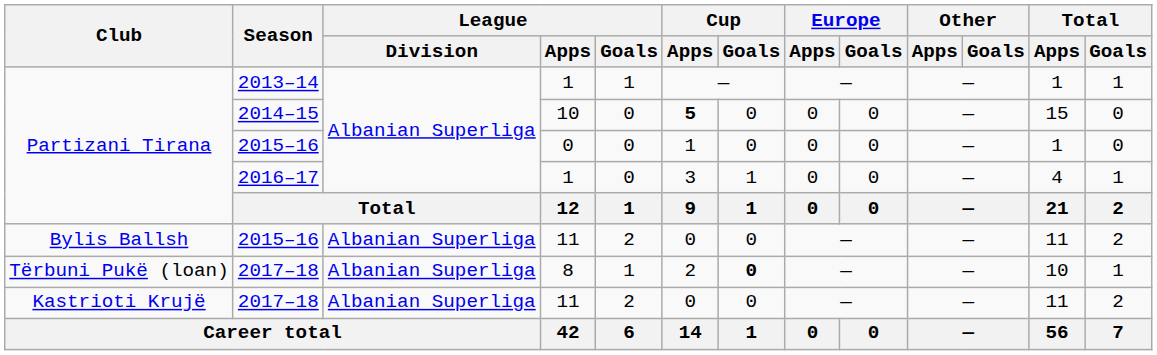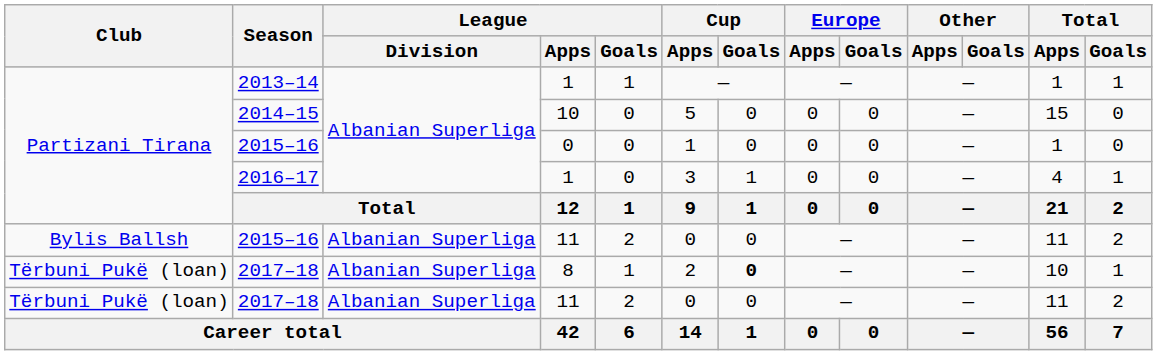(690, 114) bold -> (690, 114) normal
(119, 303) Kastrioti Krujë -> (119, 303) Tërbuni Pukë (loan)
